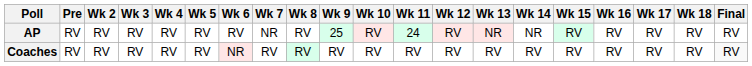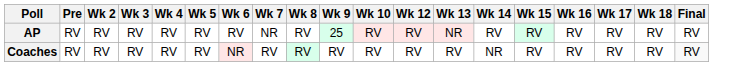- column: (413, 14)
(533, 33) NR -> (494, 33) RV
(533, 52) RV -> (494, 52) NR
